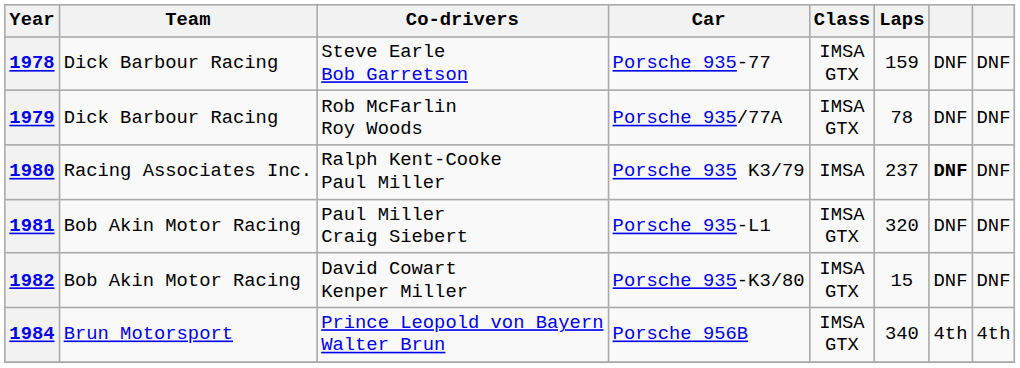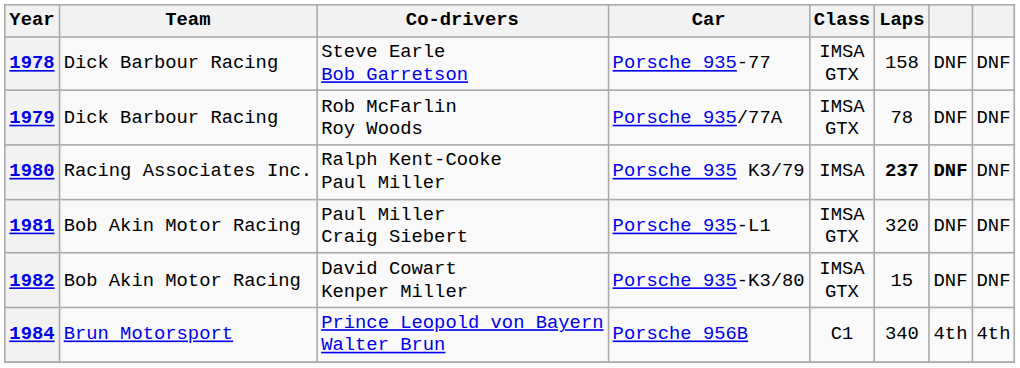(902, 63) 159 -> (902, 63) 158
(902, 172) normal -> (902, 172) bold
(842, 334) IMSA GTX -> (842, 334) C1
